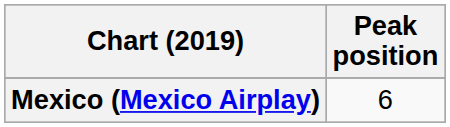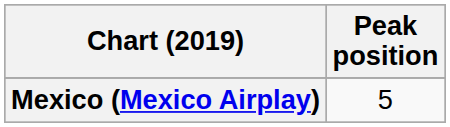(385, 99) 6 -> (385, 99) 5
